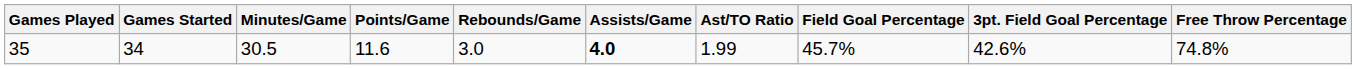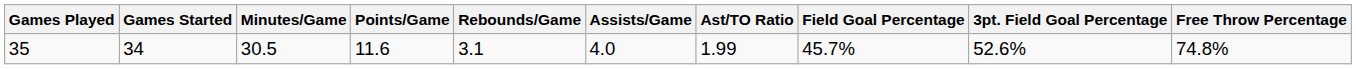(471, 48) 3.0 -> (471, 48) 3.1
(602, 48) bold -> (602, 48) normal
(1000, 48) 42.6% -> (1000, 48) 52.6%
